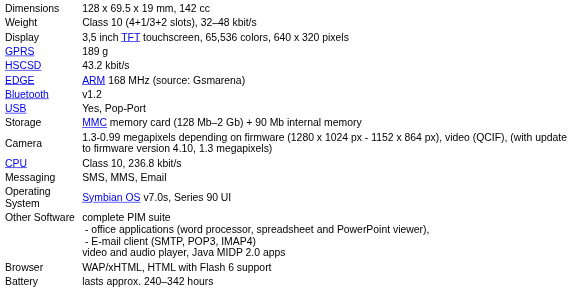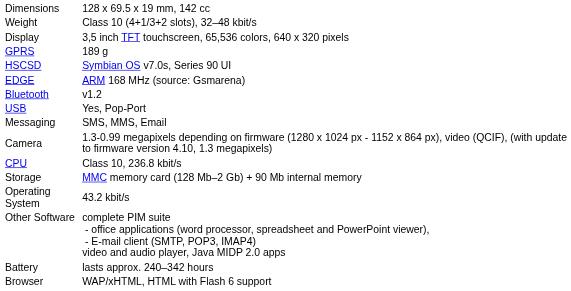(106, 66) 43.2 kbit/s -> (157, 66) Symbian OS v7.0s, Series 90 UI
rows swapped: (30, 177) <-> (23, 123)
(157, 198) Symbian OS v7.0s, Series 90 UI -> (106, 198) 43.2 kbit/s
rows swapped: (24, 267) <-> (21, 281)
